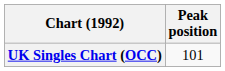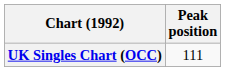(193, 54) 101 -> (193, 54) 111
